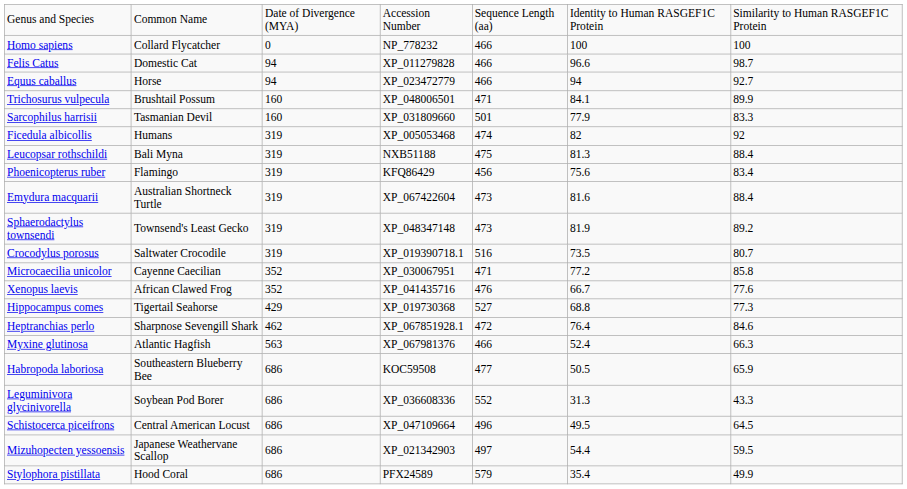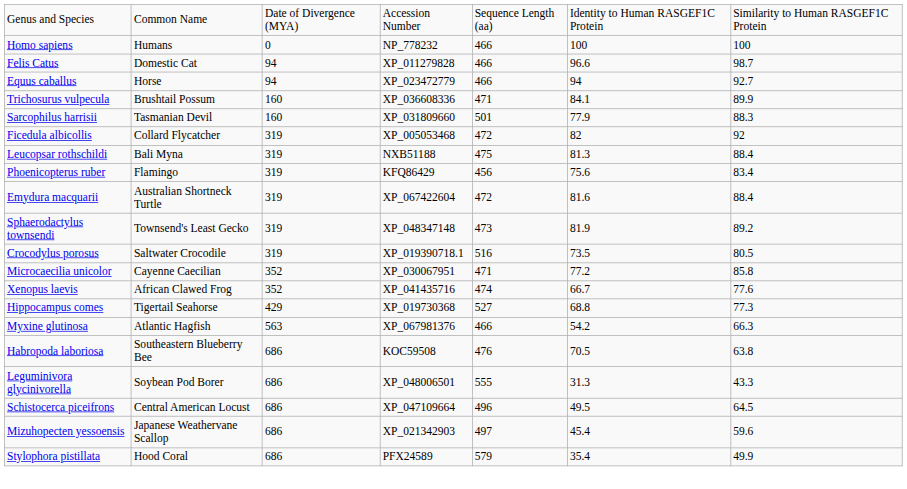(177, 44) Collard Flycatcher -> (153, 44) Humans
(419, 99) XP_048006501 -> (419, 99) XP_036608336
(743, 117) 83.3 -> (743, 117) 88.3
(153, 136) Humans -> (177, 136) Collard Flycatcher
(483, 136) 474 -> (483, 136) 472
(483, 197) 473 -> (483, 197) 472
(743, 253) 80.7 -> (743, 253) 80.5
(483, 290) 476 -> (483, 290) 474
- row: (51, 326)
(580, 344) 52.4 -> (580, 326) 54.2
(483, 369) 477 -> (483, 351) 476
(580, 369) 50.5 -> (580, 351) 70.5
(743, 369) 65.9 -> (743, 351) 63.8
(419, 400) XP_036608336 -> (419, 382) XP_048006501
(483, 400) 552 -> (483, 382) 555
(580, 450) 54.4 -> (580, 432) 45.4
(743, 450) 59.5 -> (743, 432) 59.6
